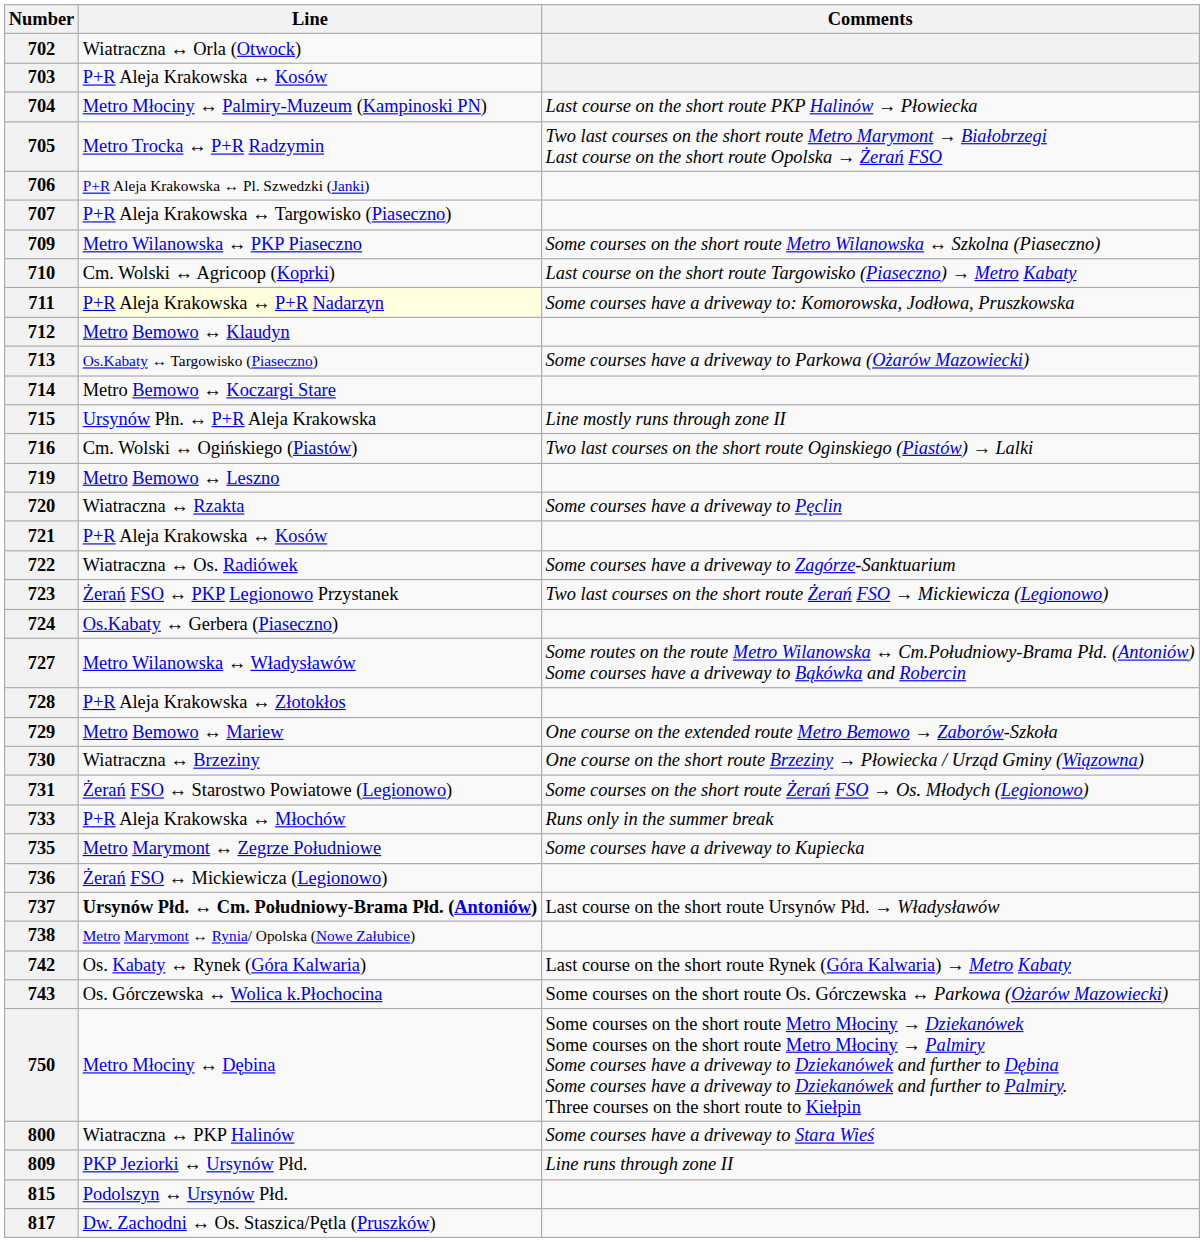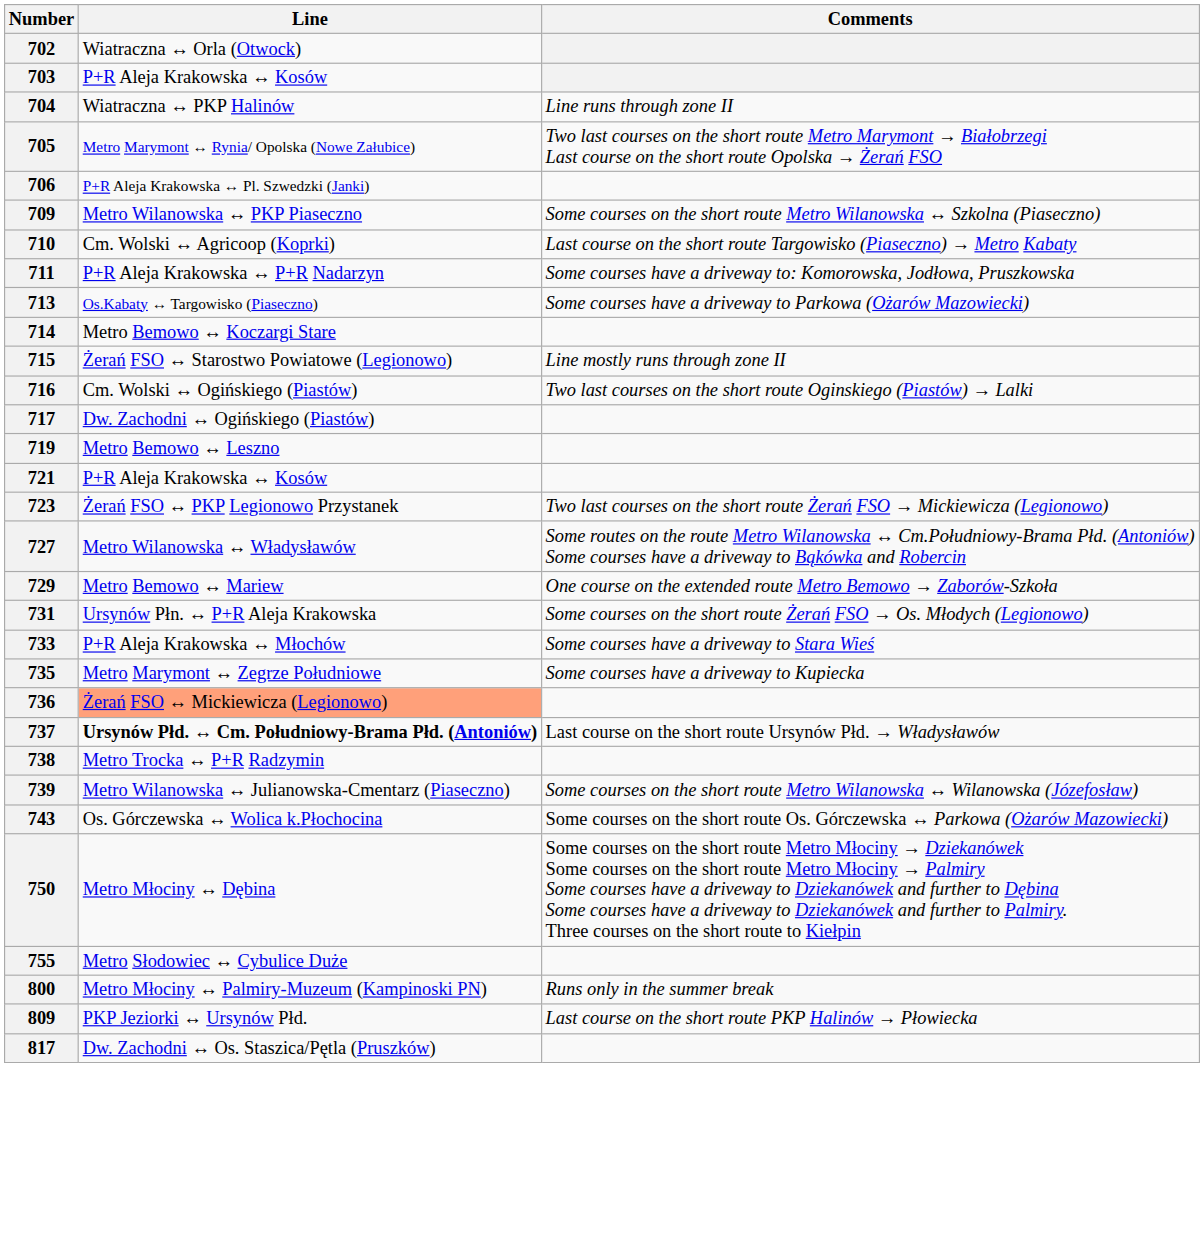(285, 106) Metro Młociny ↔ Palmiry-Muzeum (Kampinoski PN) -> (189, 106) Wiatraczna ↔ PKP Halinów
(762, 106) Last course on the short route PKP Halinów → Płowiecka -> (639, 106) Line runs through zone II
(203, 146) Metro Trocka ↔ P+R Radzymin -> (249, 147) Metro Marymont ↔ Rynia/ Opolska (Nowe Załubice)
- row: (42, 214)
(233, 302) lightyellow background -> (233, 273) no background
- row: (42, 331)
(229, 419) Ursynów Płn. ↔ P+R Aleja Krakowska -> (267, 360) Żerań FSO ↔ Starostwo Powiatowe (Legionowo)
+ row: (42, 419)
- row: (42, 506)
- row: (42, 565)
- row: (42, 623)
- row: (42, 702)
- row: (42, 760)
(267, 790) Żerań FSO ↔ Starostwo Powiatowe (Legionowo) -> (229, 614) Ursynów Płn. ↔ P+R Aleja Krakowska
(659, 819) Runs only in the summer break -> (710, 644) Some courses have a driveway to Stara Wieś
(235, 877) no background -> (235, 702) lightsalmon background
(249, 937) Metro Marymont ↔ Rynia/ Opolska (Nowe Załubice) -> (203, 760) Metro Trocka ↔ P+R Radzymin
+ row: (42, 790)
- row: (42, 965)
+ row: (42, 960)
(189, 1135) Wiatraczna ↔ PKP Halinów -> (285, 989) Metro Młociny ↔ Palmiry-Muzeum (Kampinoski PN)
(710, 1135) Some courses have a driveway to Stara Wieś -> (659, 989) Runs only in the summer break
(639, 1164) Line runs through zone II -> (762, 1018) Last course on the short route PKP Halinów → Płowiecka
- row: (42, 1193)
